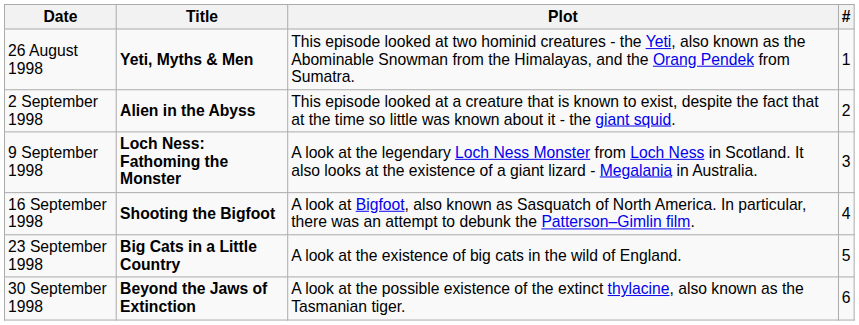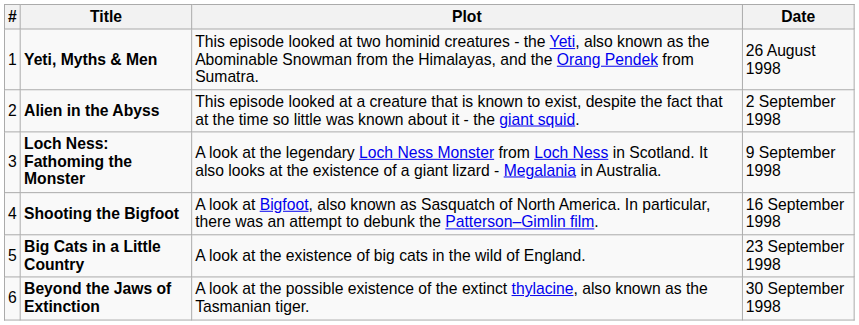columns swapped: (846, 16) <-> (60, 16)
